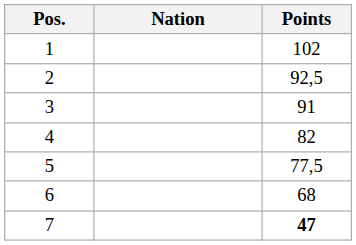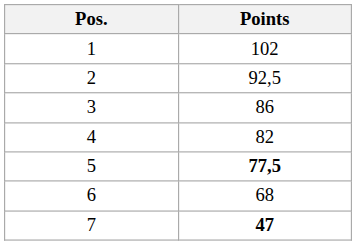- column: (178, 19)
(307, 107) 91 -> (265, 107) 86
(307, 166) normal -> (265, 166) bold
